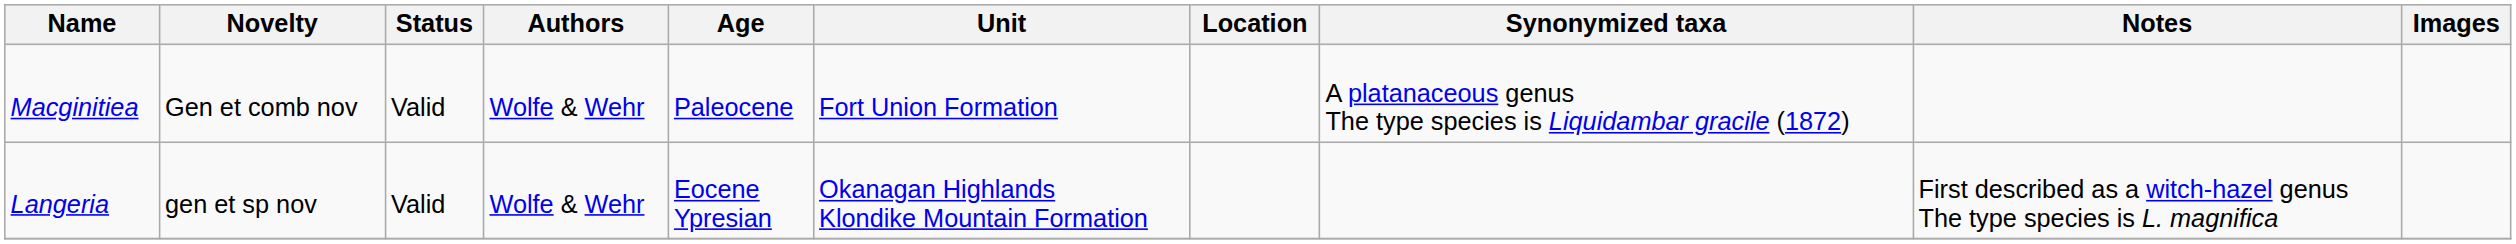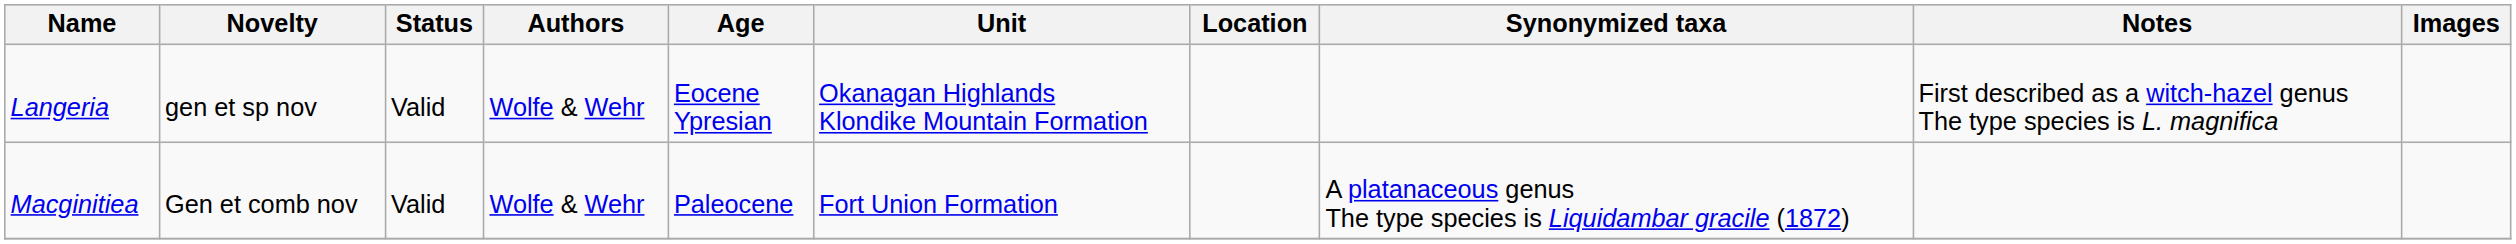rows swapped: (60, 204) <-> (75, 107)
